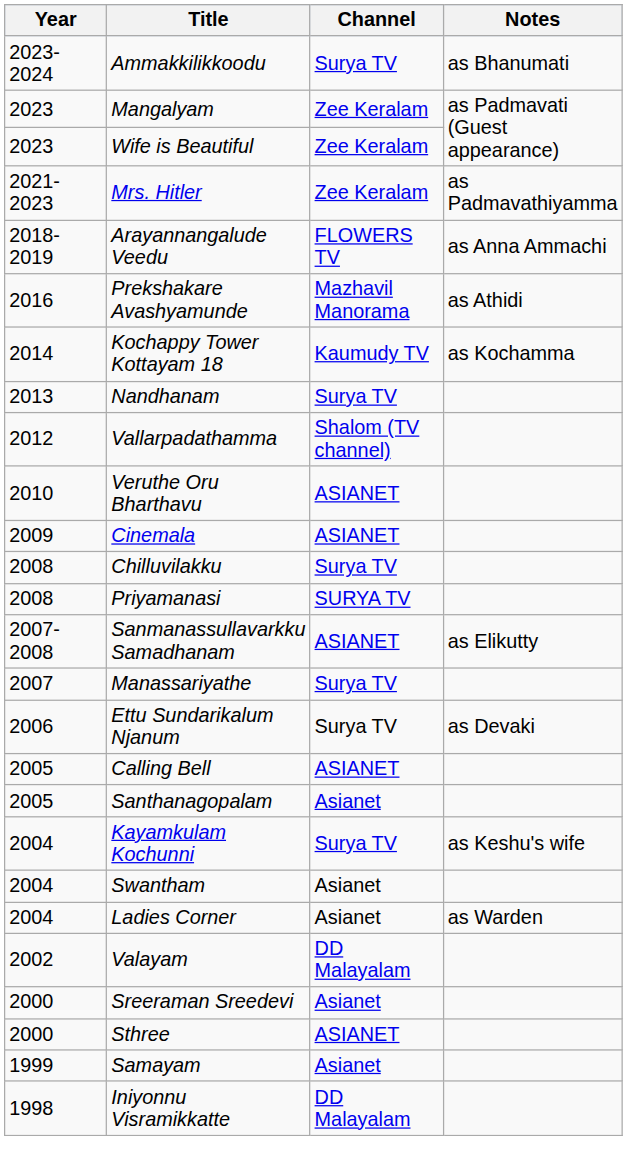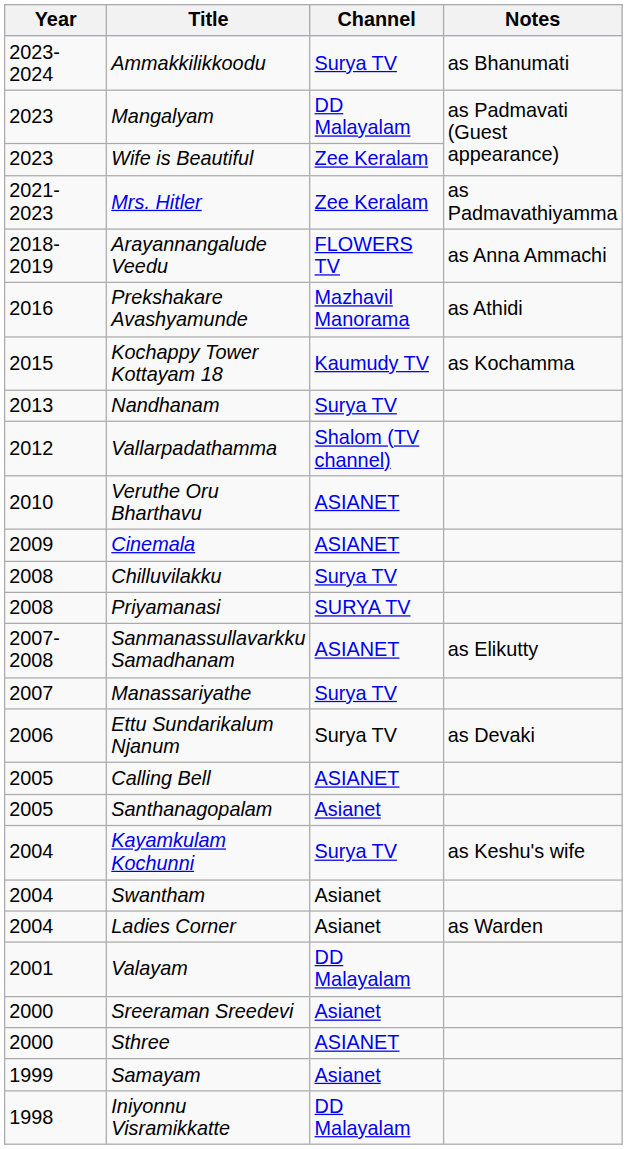(371, 108) Zee Keralam -> (363, 116) DD Malayalam
(31, 354) 2014 -> (31, 363) 2015
(31, 959) 2002 -> (31, 969) 2001
